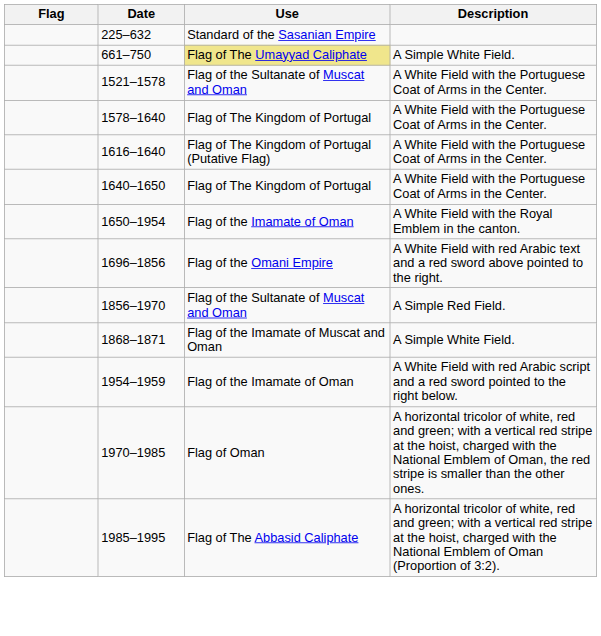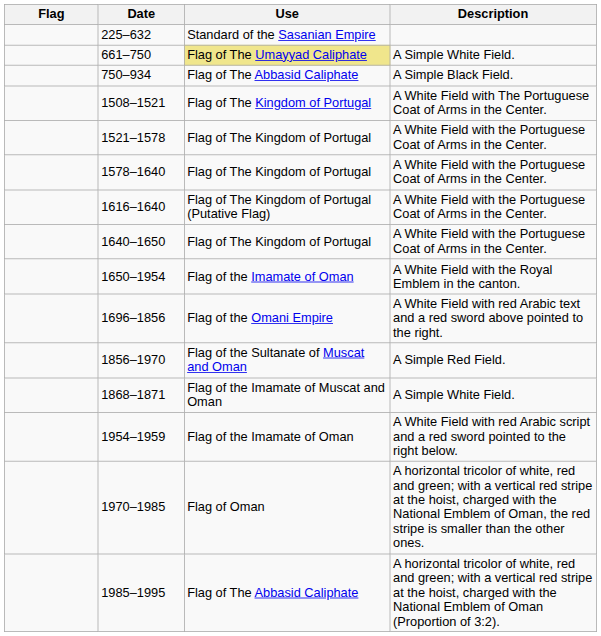+ row: (126, 75)
+ row: (133, 103)
(276, 82) Flag of the Sultanate of Muscat and Oman -> (279, 137) Flag of The Kingdom of Portugal
